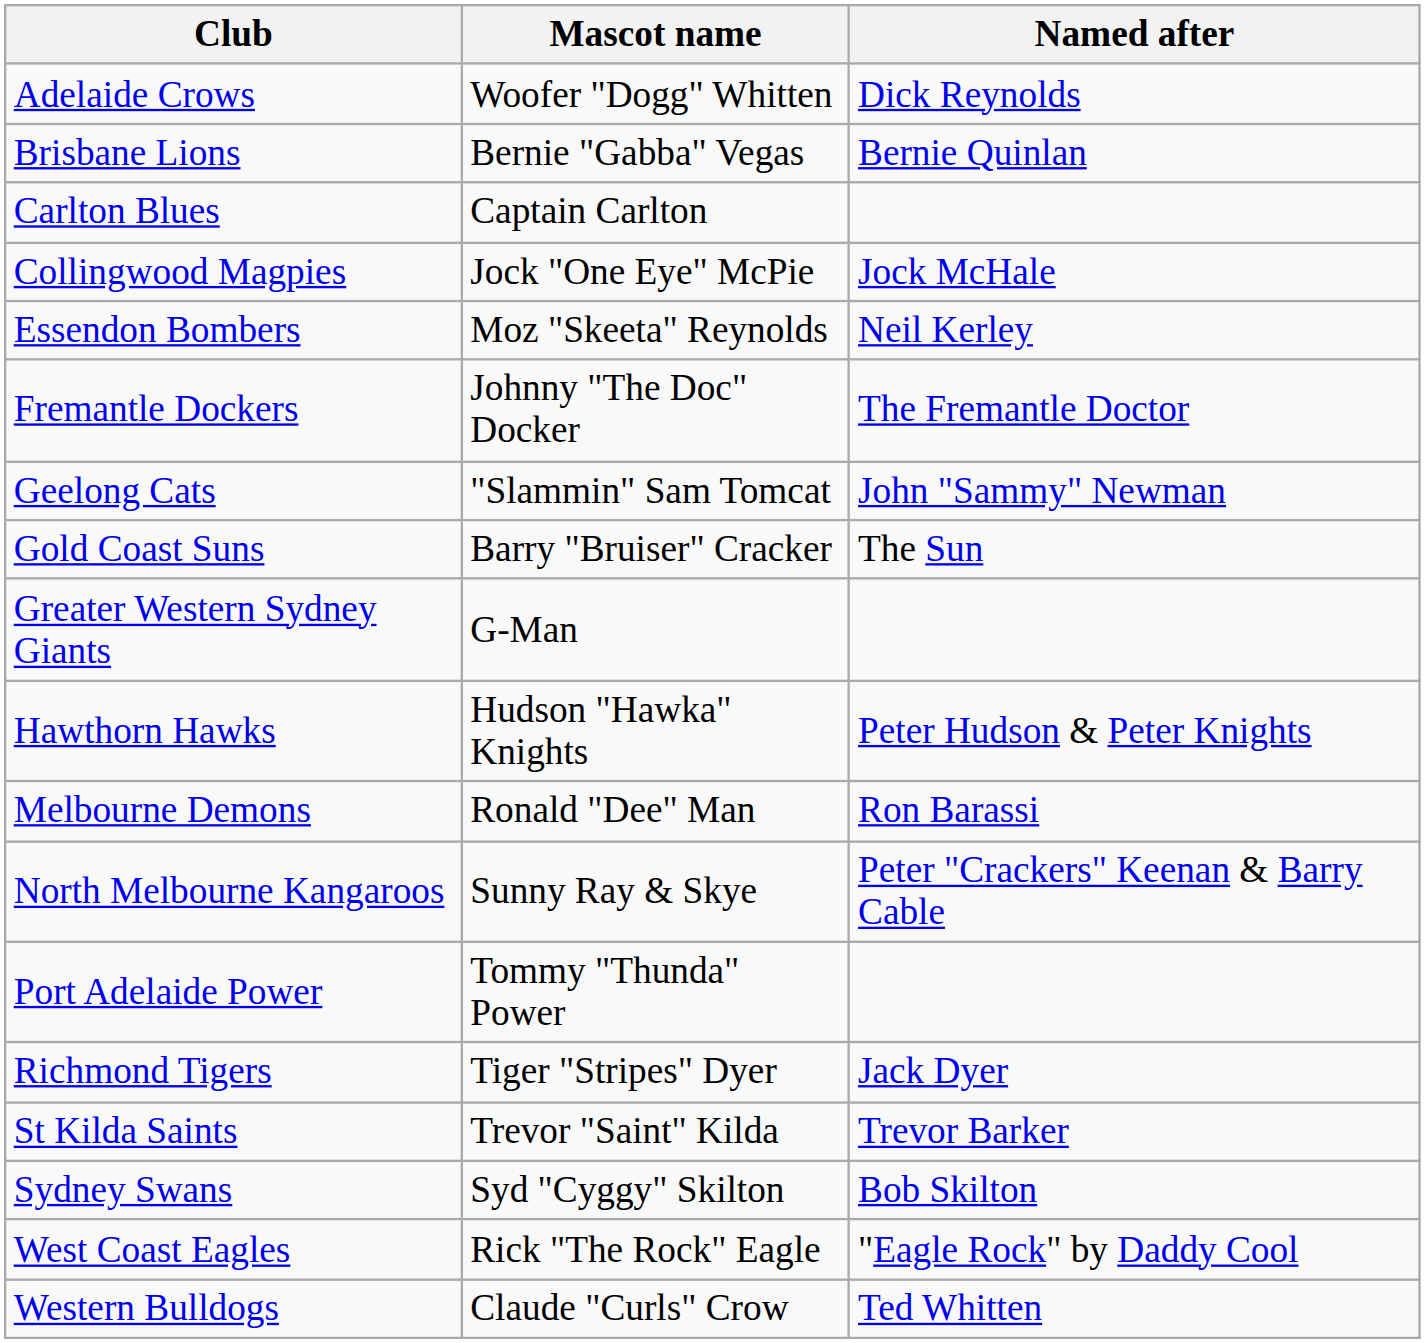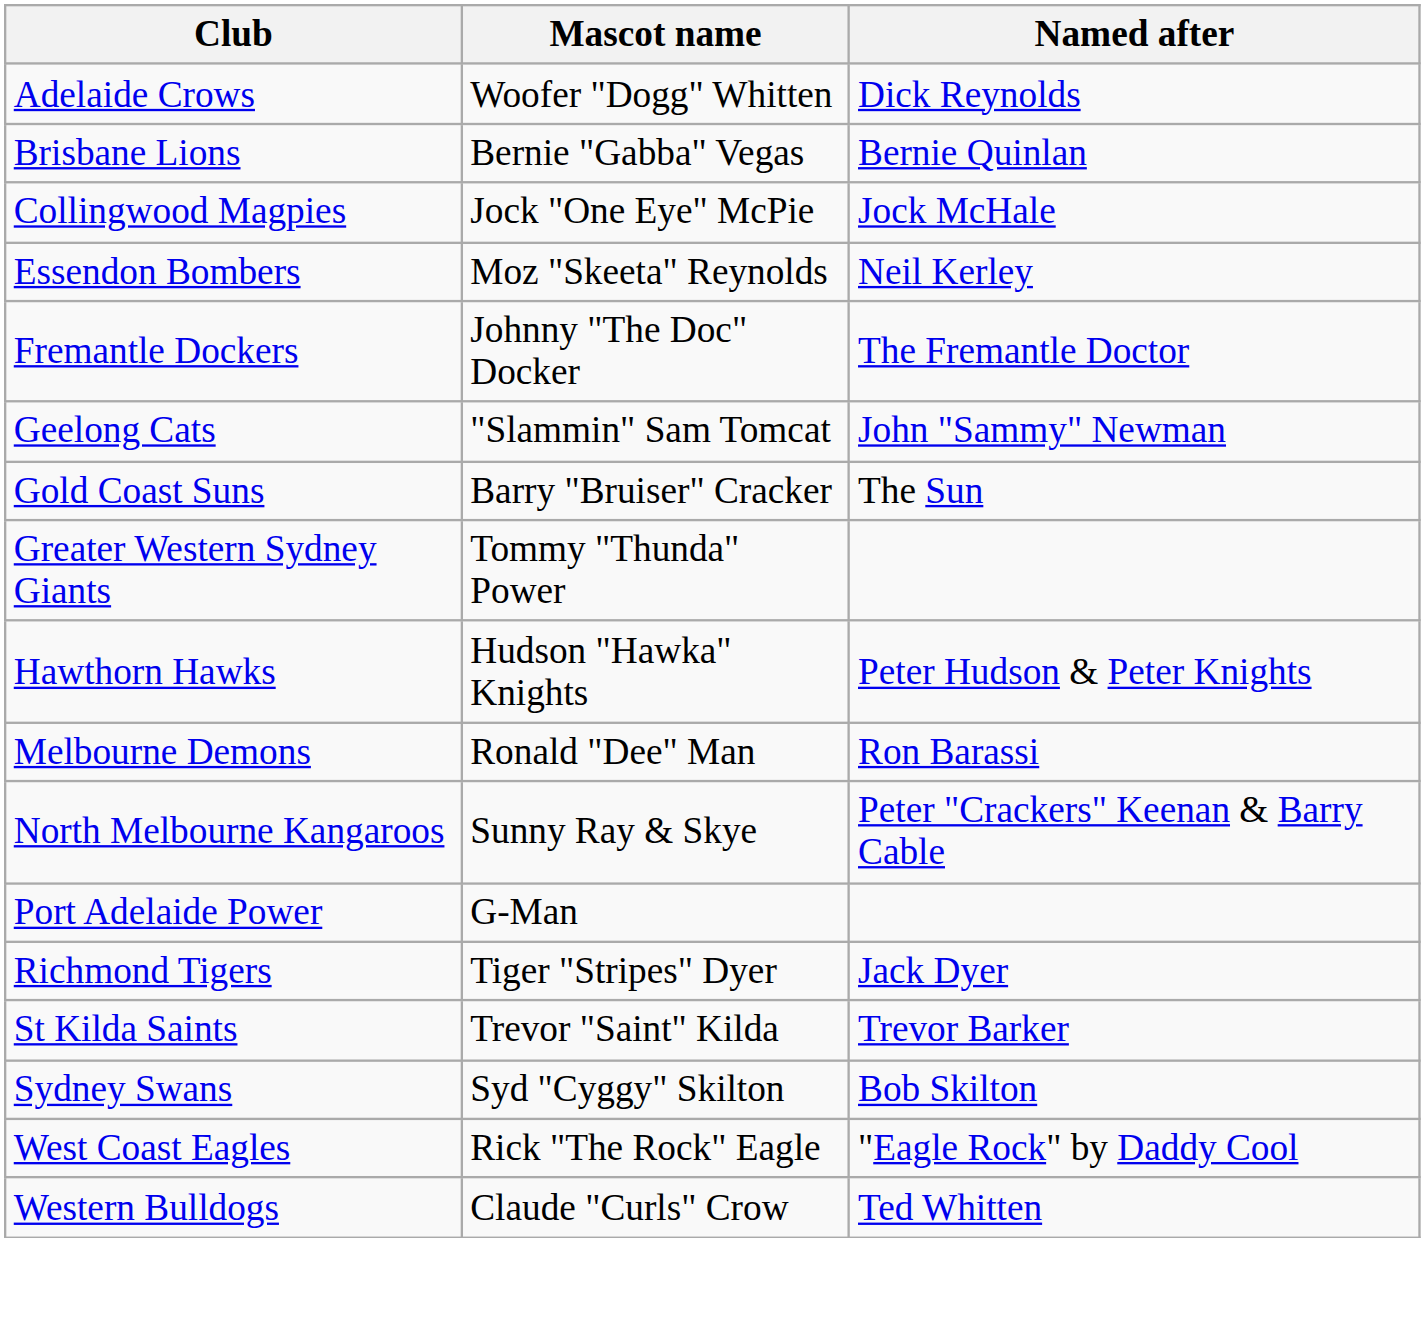- row: (117, 211)
(524, 629) G-Man -> (605, 569) Tommy "Thunda" Power
(605, 991) Tommy "Thunda" Power -> (524, 911) G-Man
